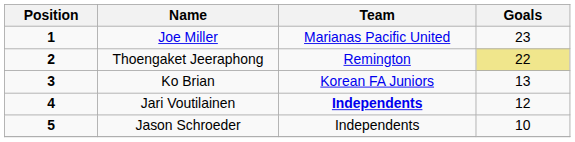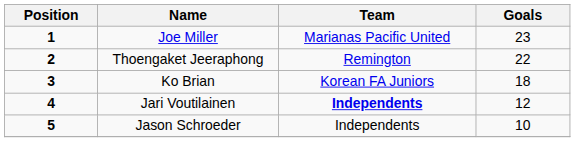(523, 59) khaki background -> (523, 59) no background
(523, 81) 13 -> (523, 81) 18
